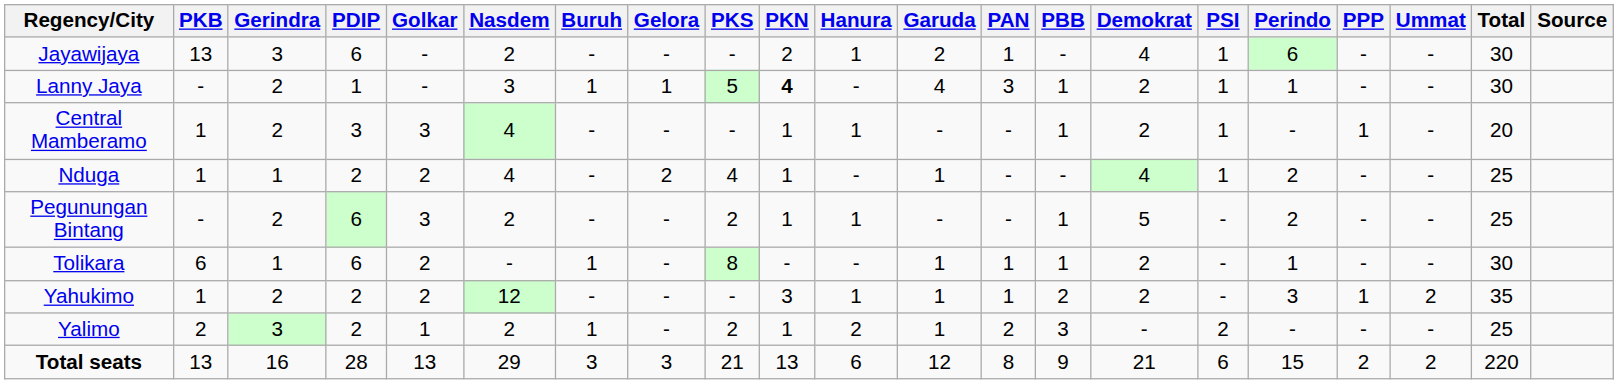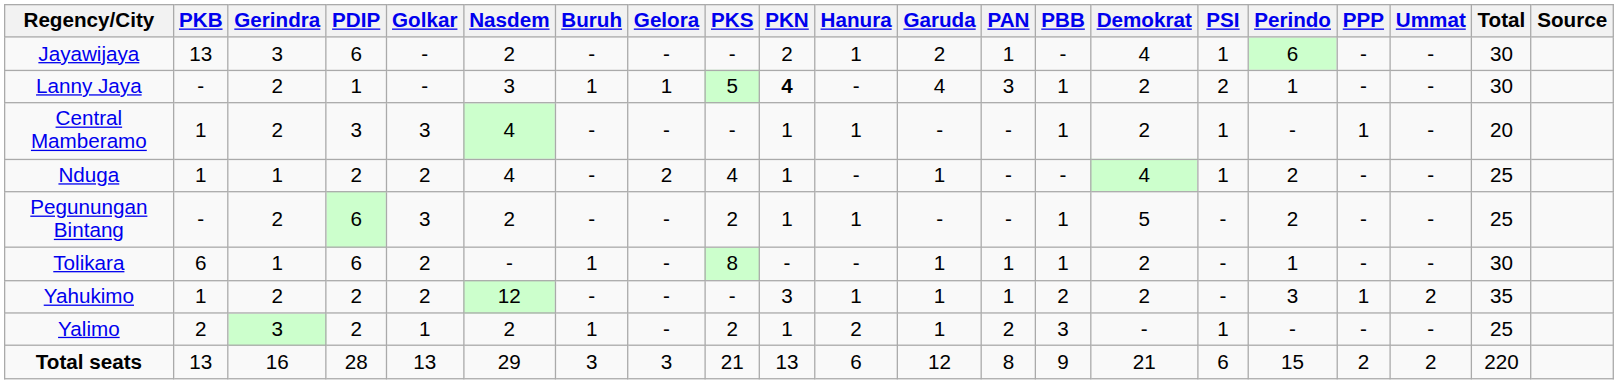(1223, 86) 1 -> (1223, 86) 2
(1223, 329) 2 -> (1223, 329) 1
